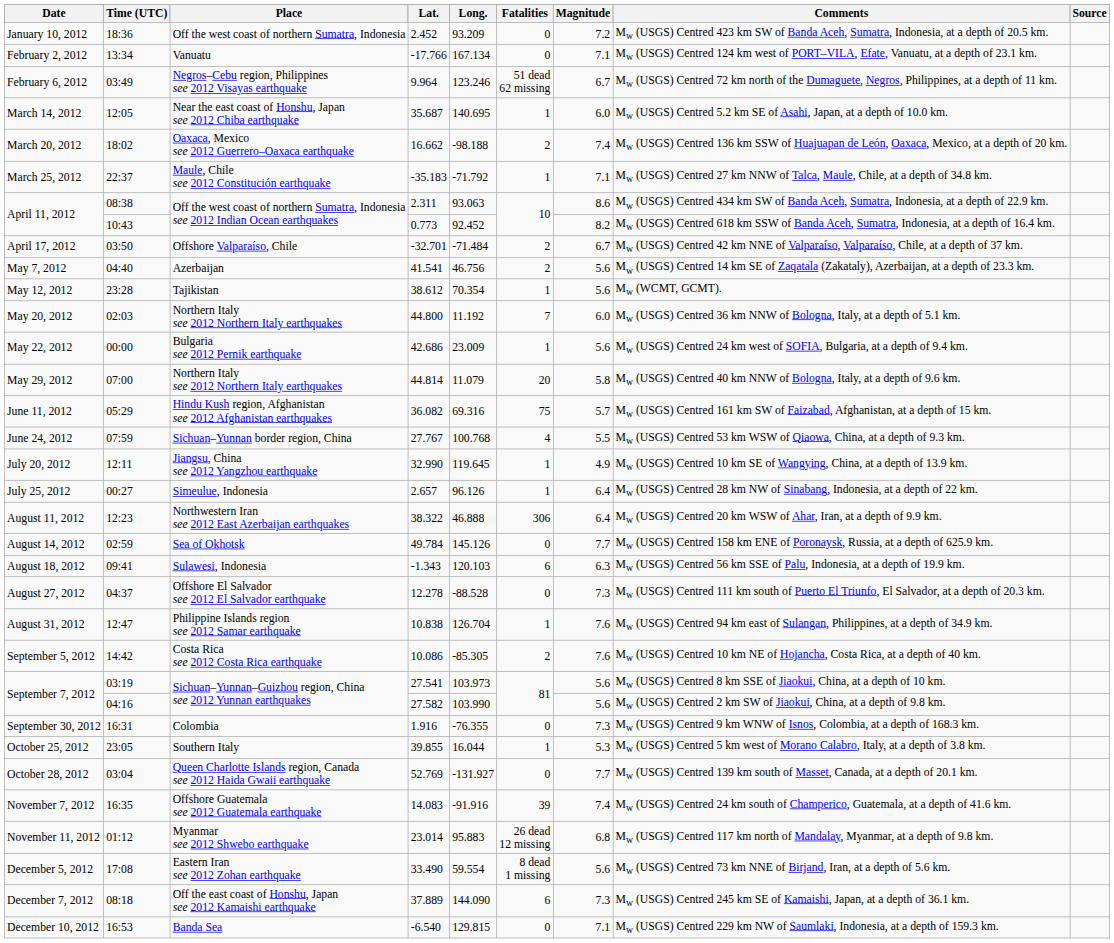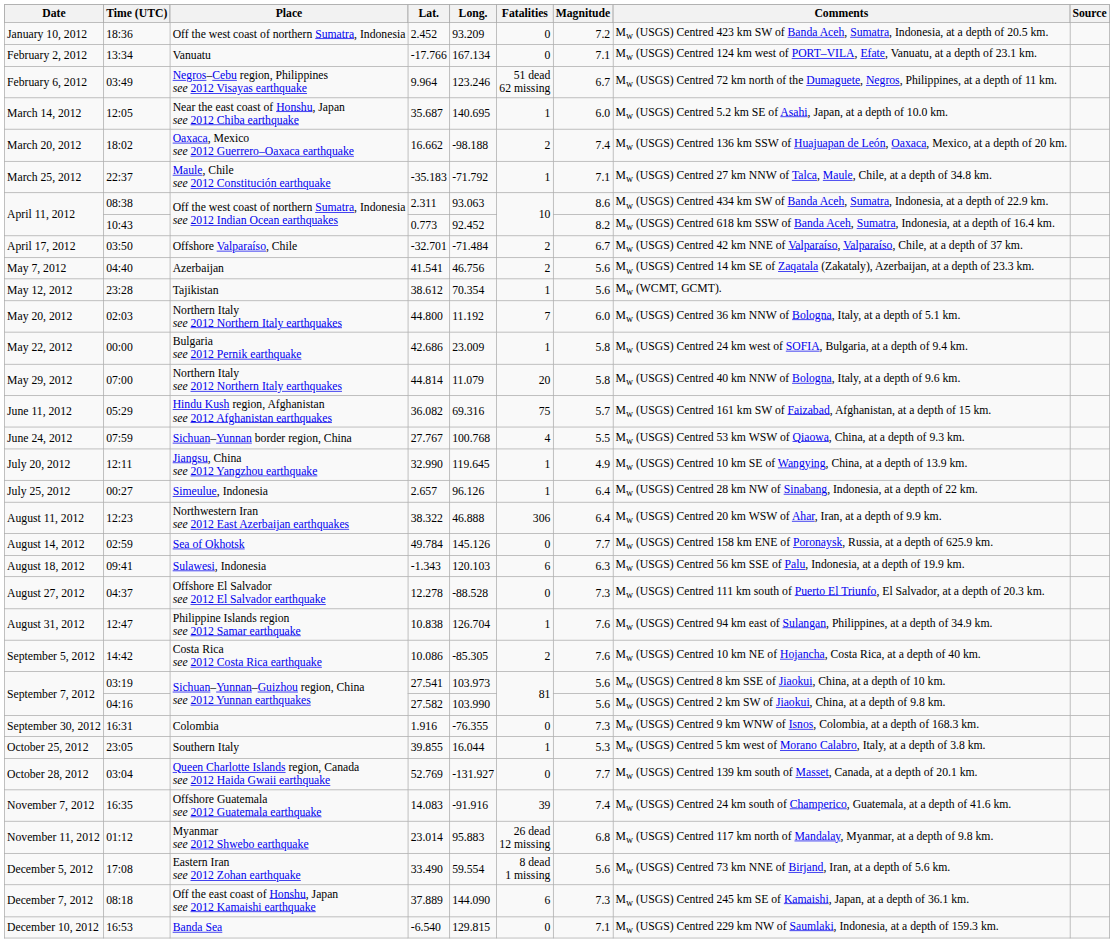(603, 348) 5.6 -> (603, 348) 5.8
